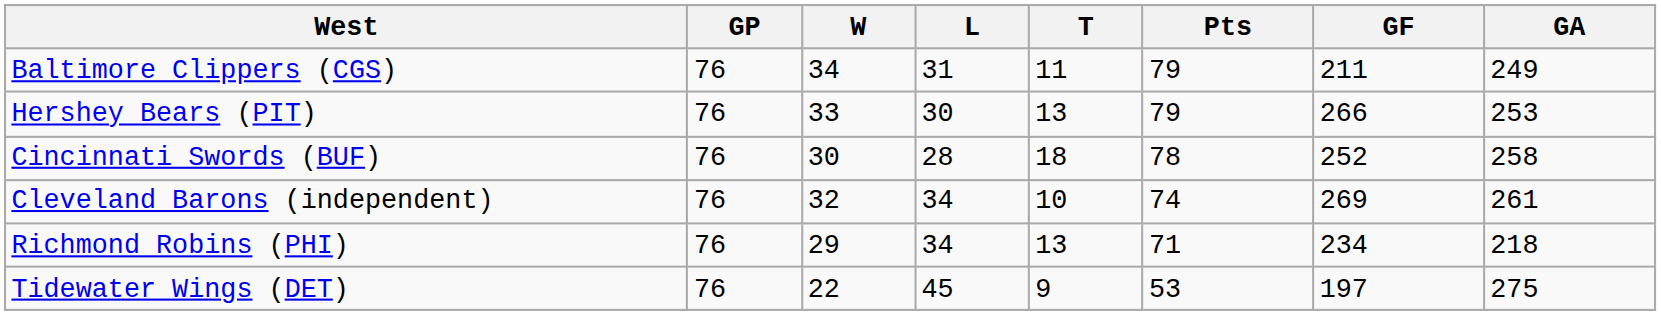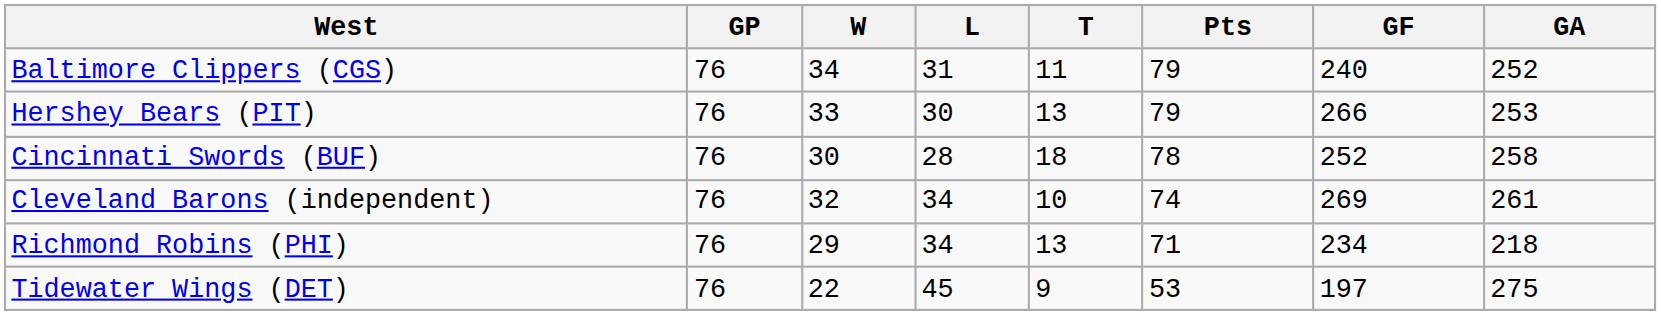(1344, 70) 211 -> (1344, 70) 240
(1514, 70) 249 -> (1514, 70) 252
